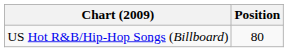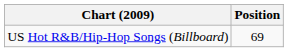(257, 36) 80 -> (257, 36) 69
